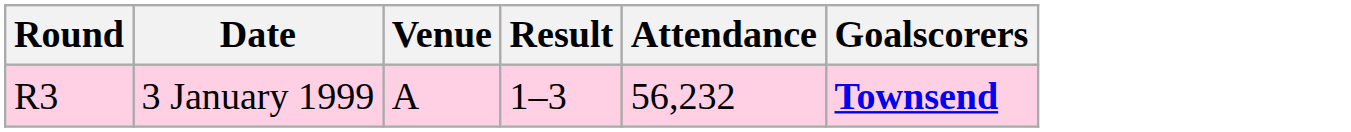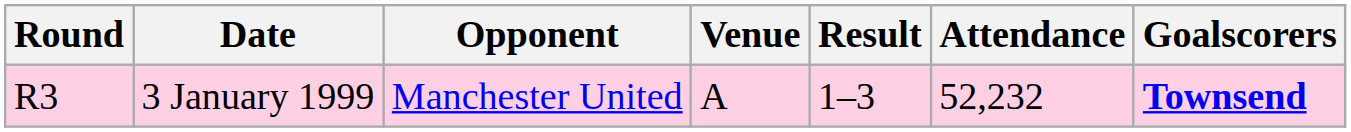+ column: (537, 34)
(683, 95) 56,232 -> (992, 95) 52,232
